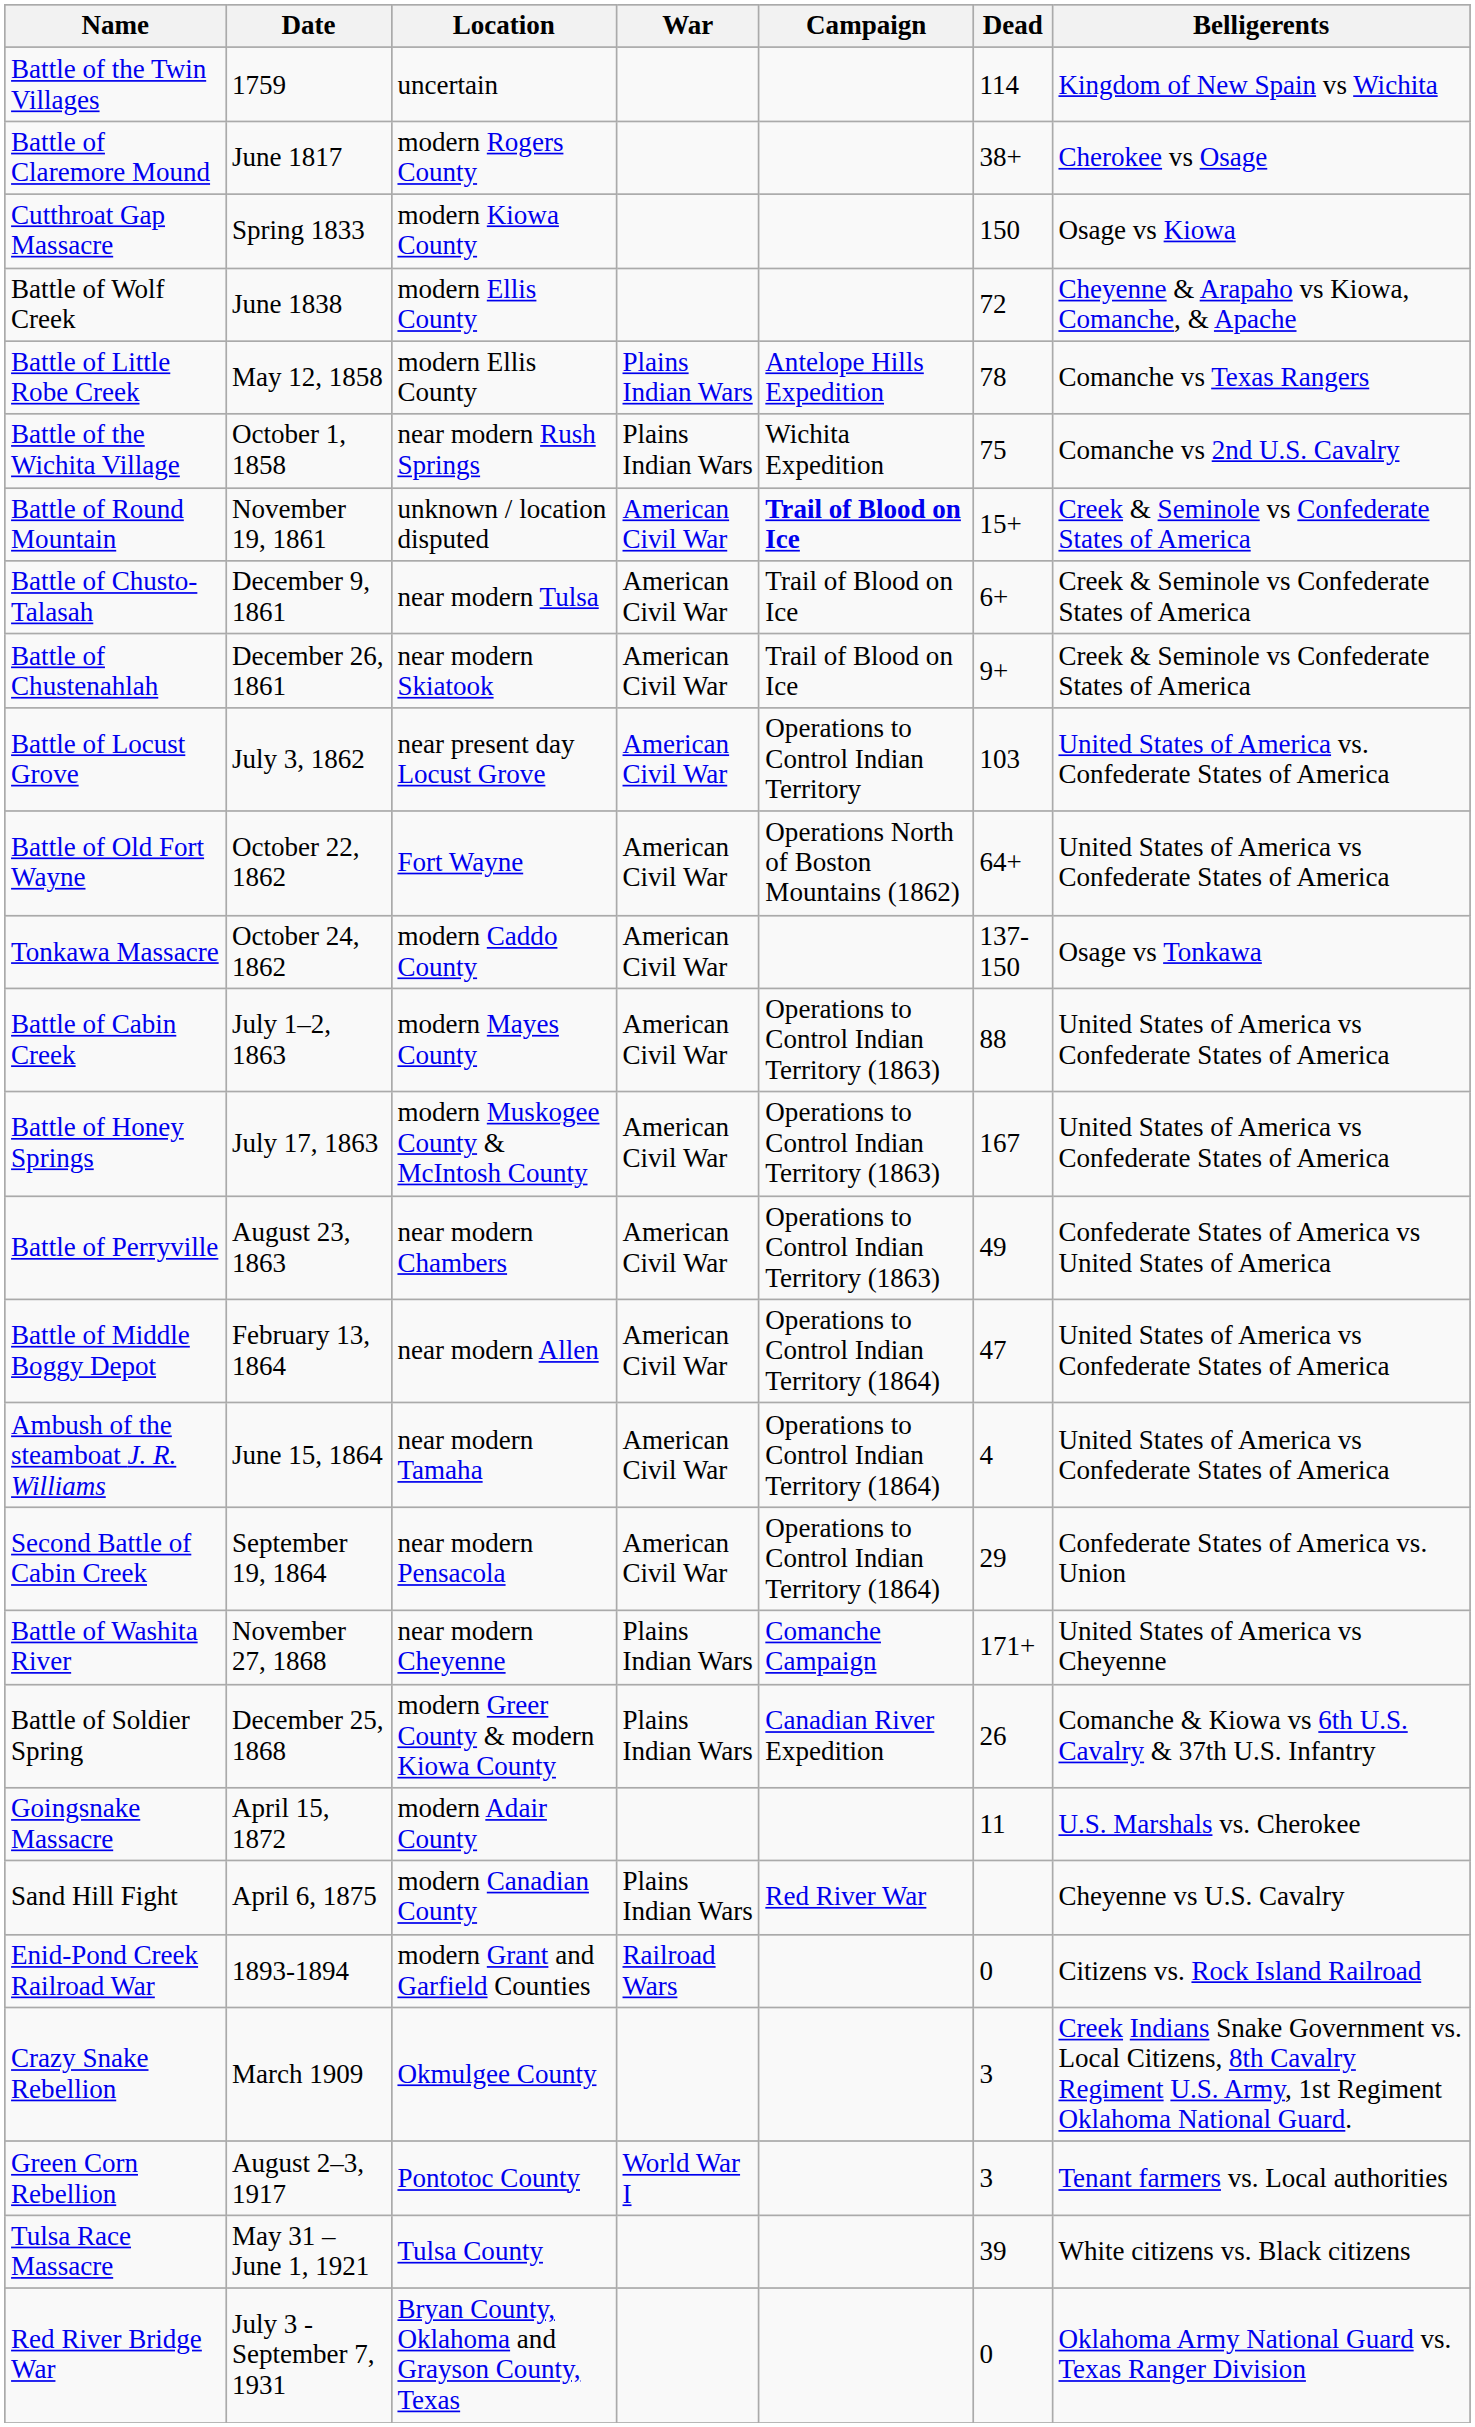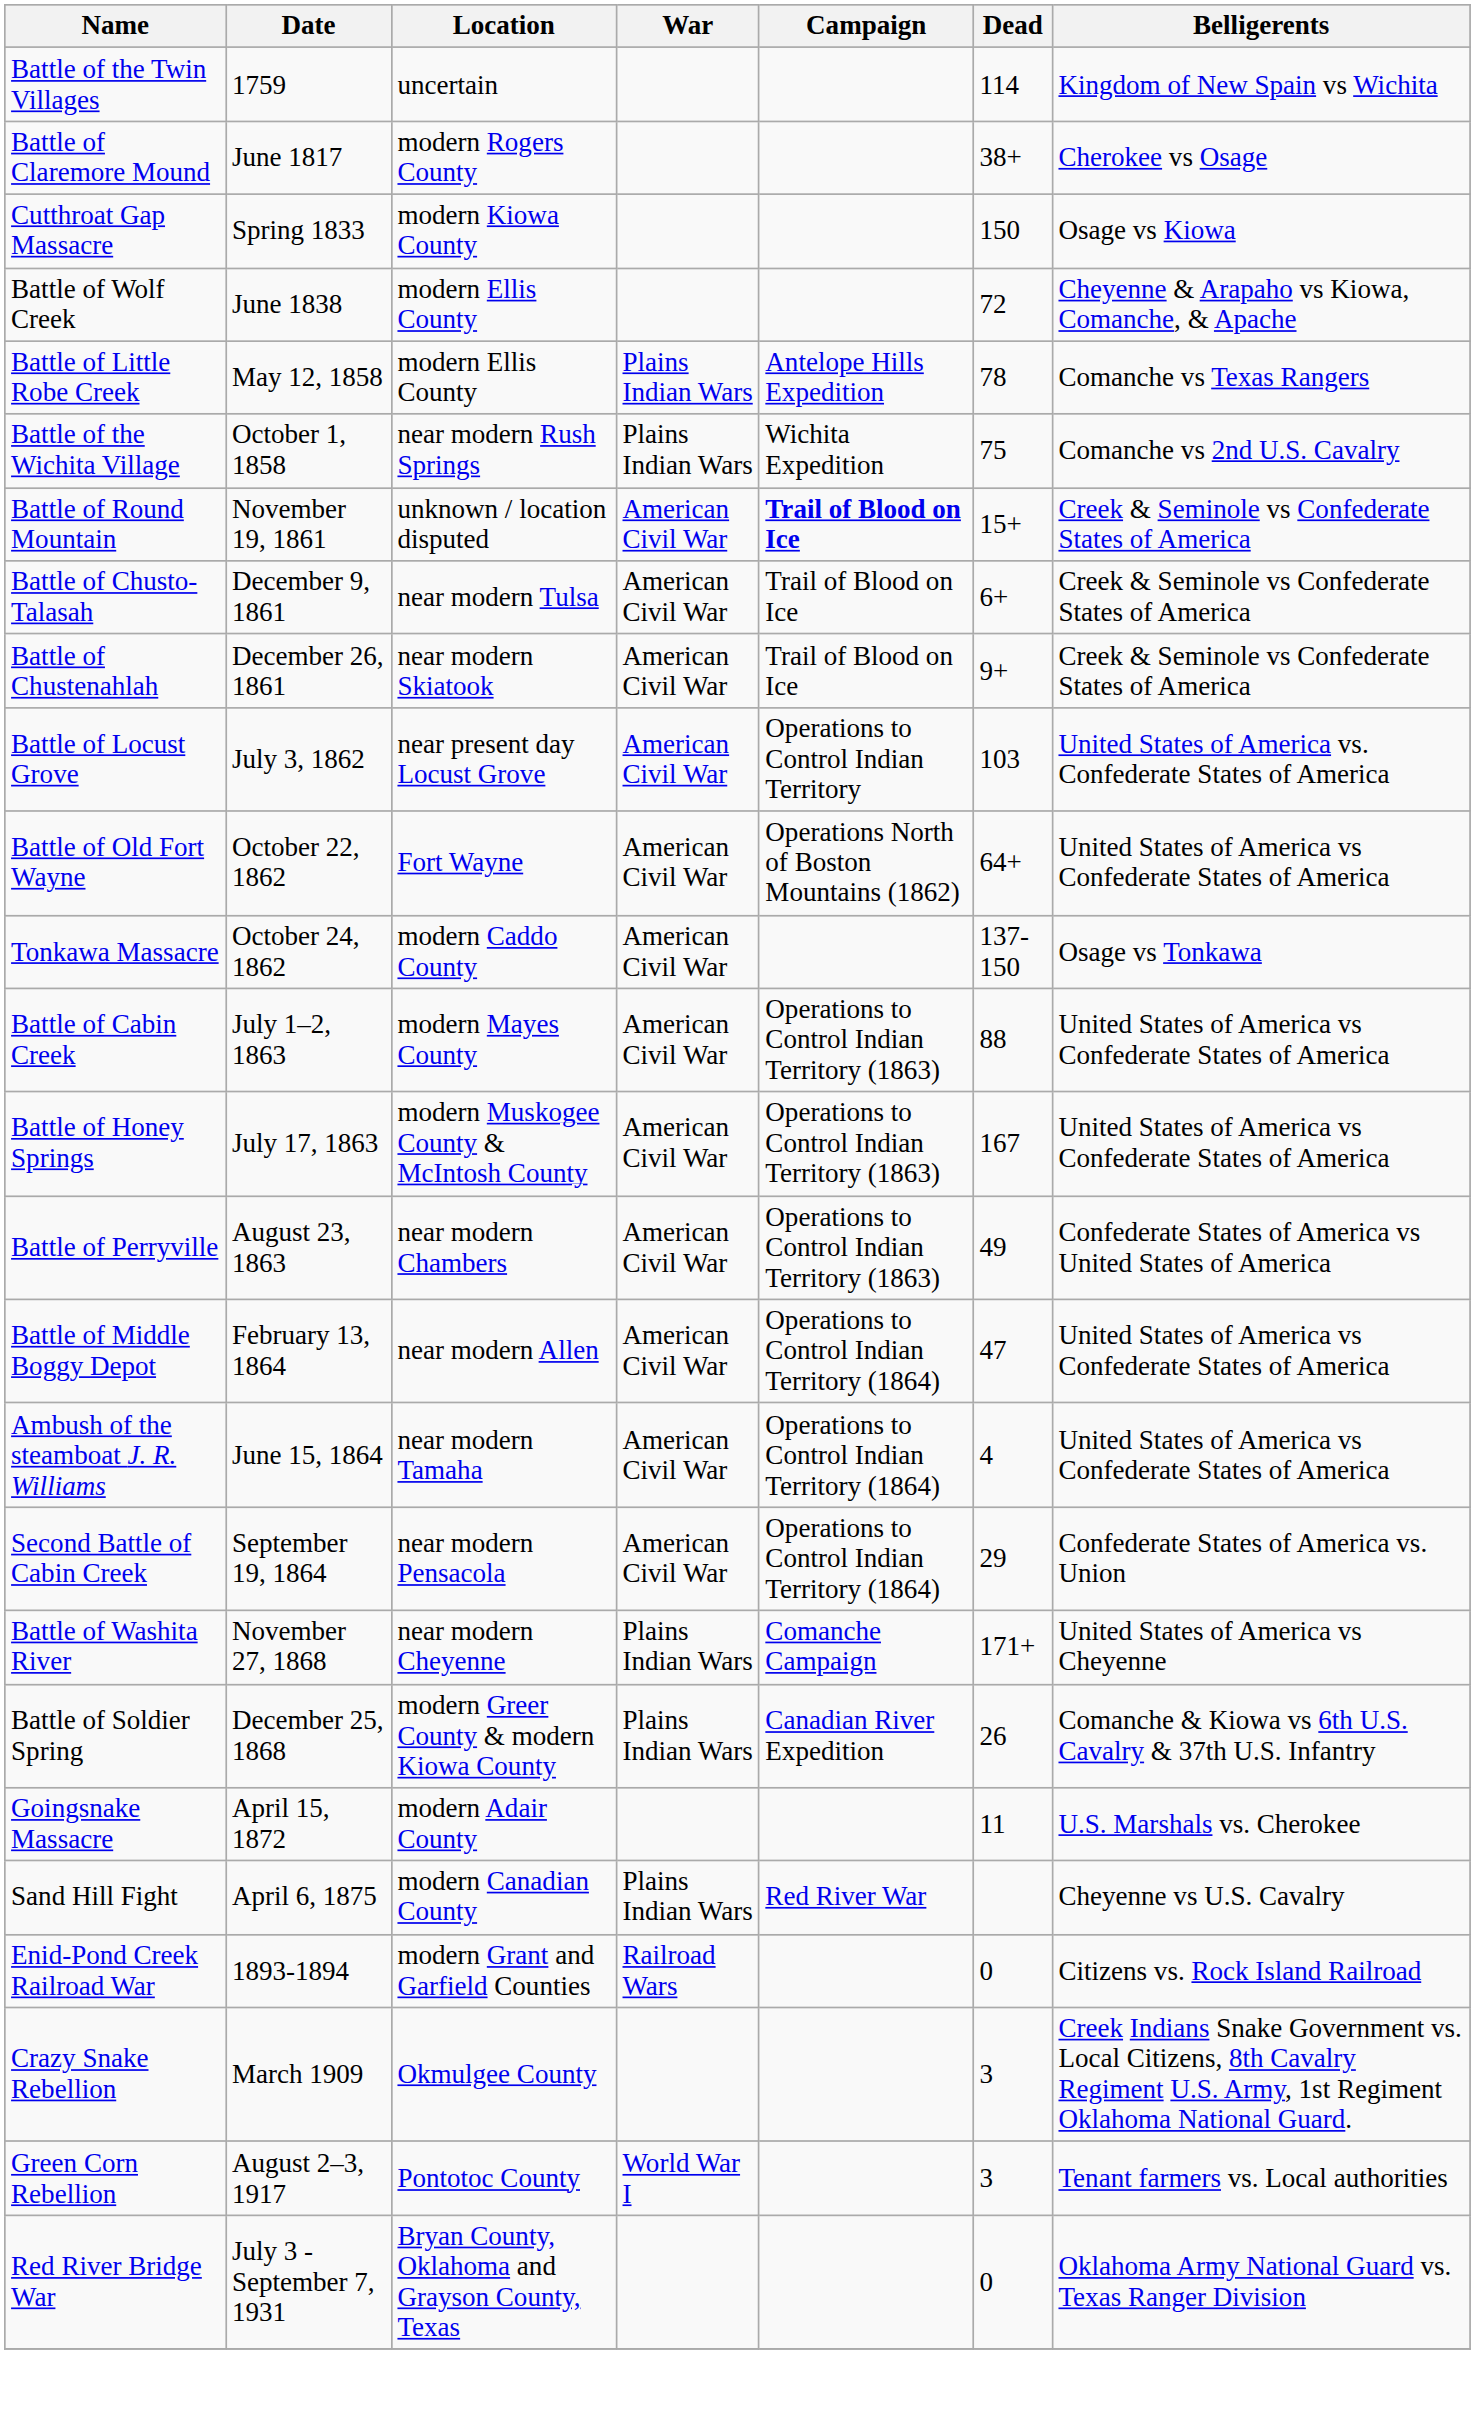- row: (71, 2251)
